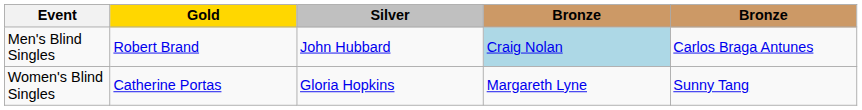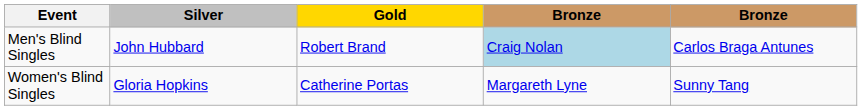columns swapped: (203, 15) <-> (390, 15)
